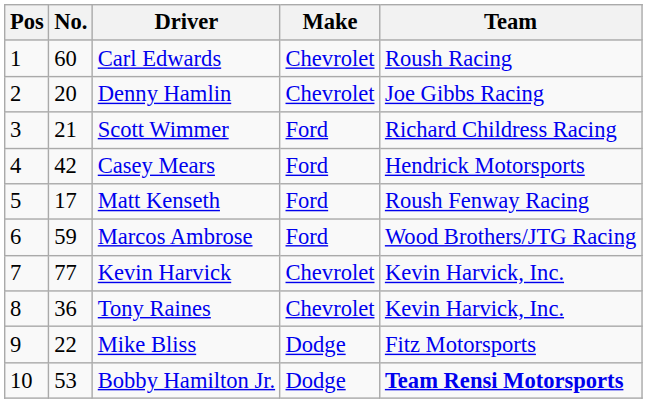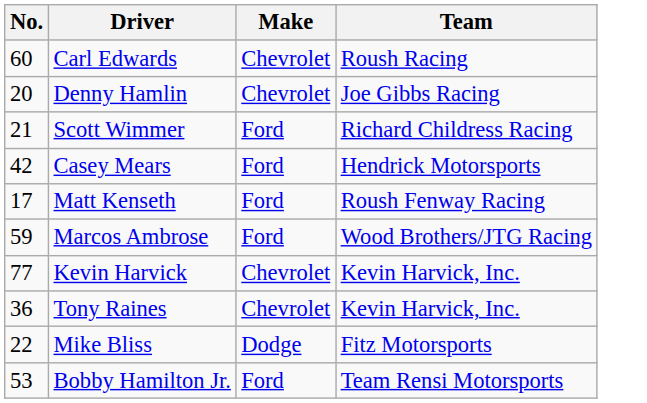- column: (27, 22)
(316, 380) Dodge -> (263, 380) Ford
(504, 380) bold -> (452, 380) normal
